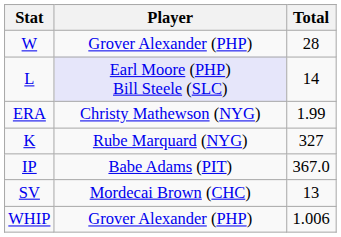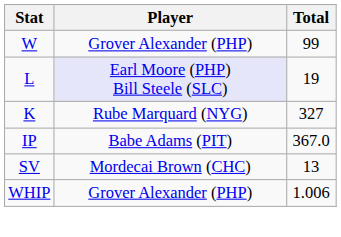(311, 43) 28 -> (311, 43) 99
(311, 79) 14 -> (311, 79) 19
- row: (29, 114)
